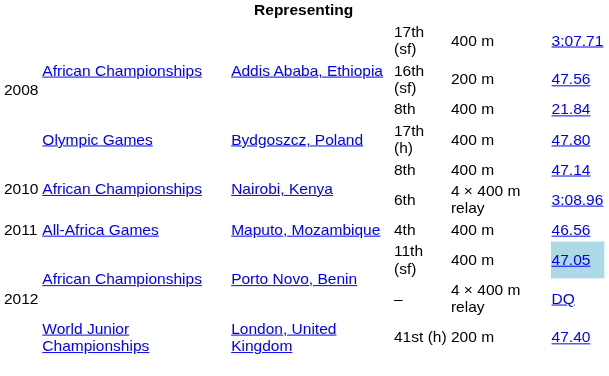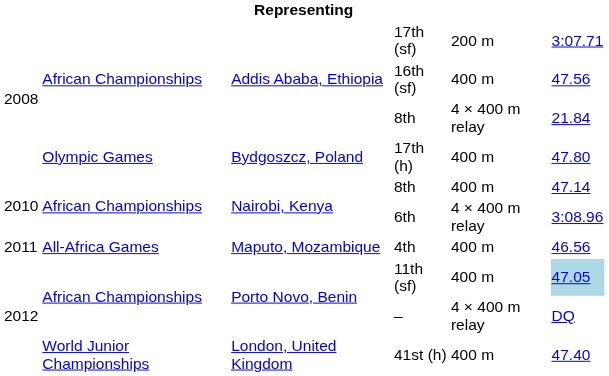(472, 40) 400 m -> (472, 40) 200 m
(472, 79) 200 m -> (472, 79) 400 m
(472, 109) 400 m -> (486, 118) 4 × 400 m relay
(472, 337) 200 m -> (472, 355) 400 m
